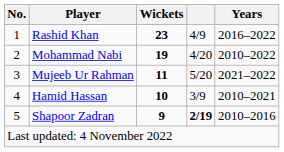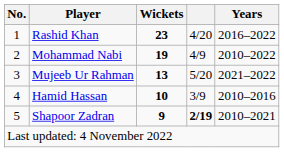(198, 34) 4/9 -> (201, 34) 4/20
(201, 55) 4/20 -> (198, 55) 4/9
(162, 75) 11 -> (162, 75) 13
(247, 95) 2010–2021 -> (247, 95) 2010–2016
(247, 116) 2010–2016 -> (247, 116) 2010–2021
